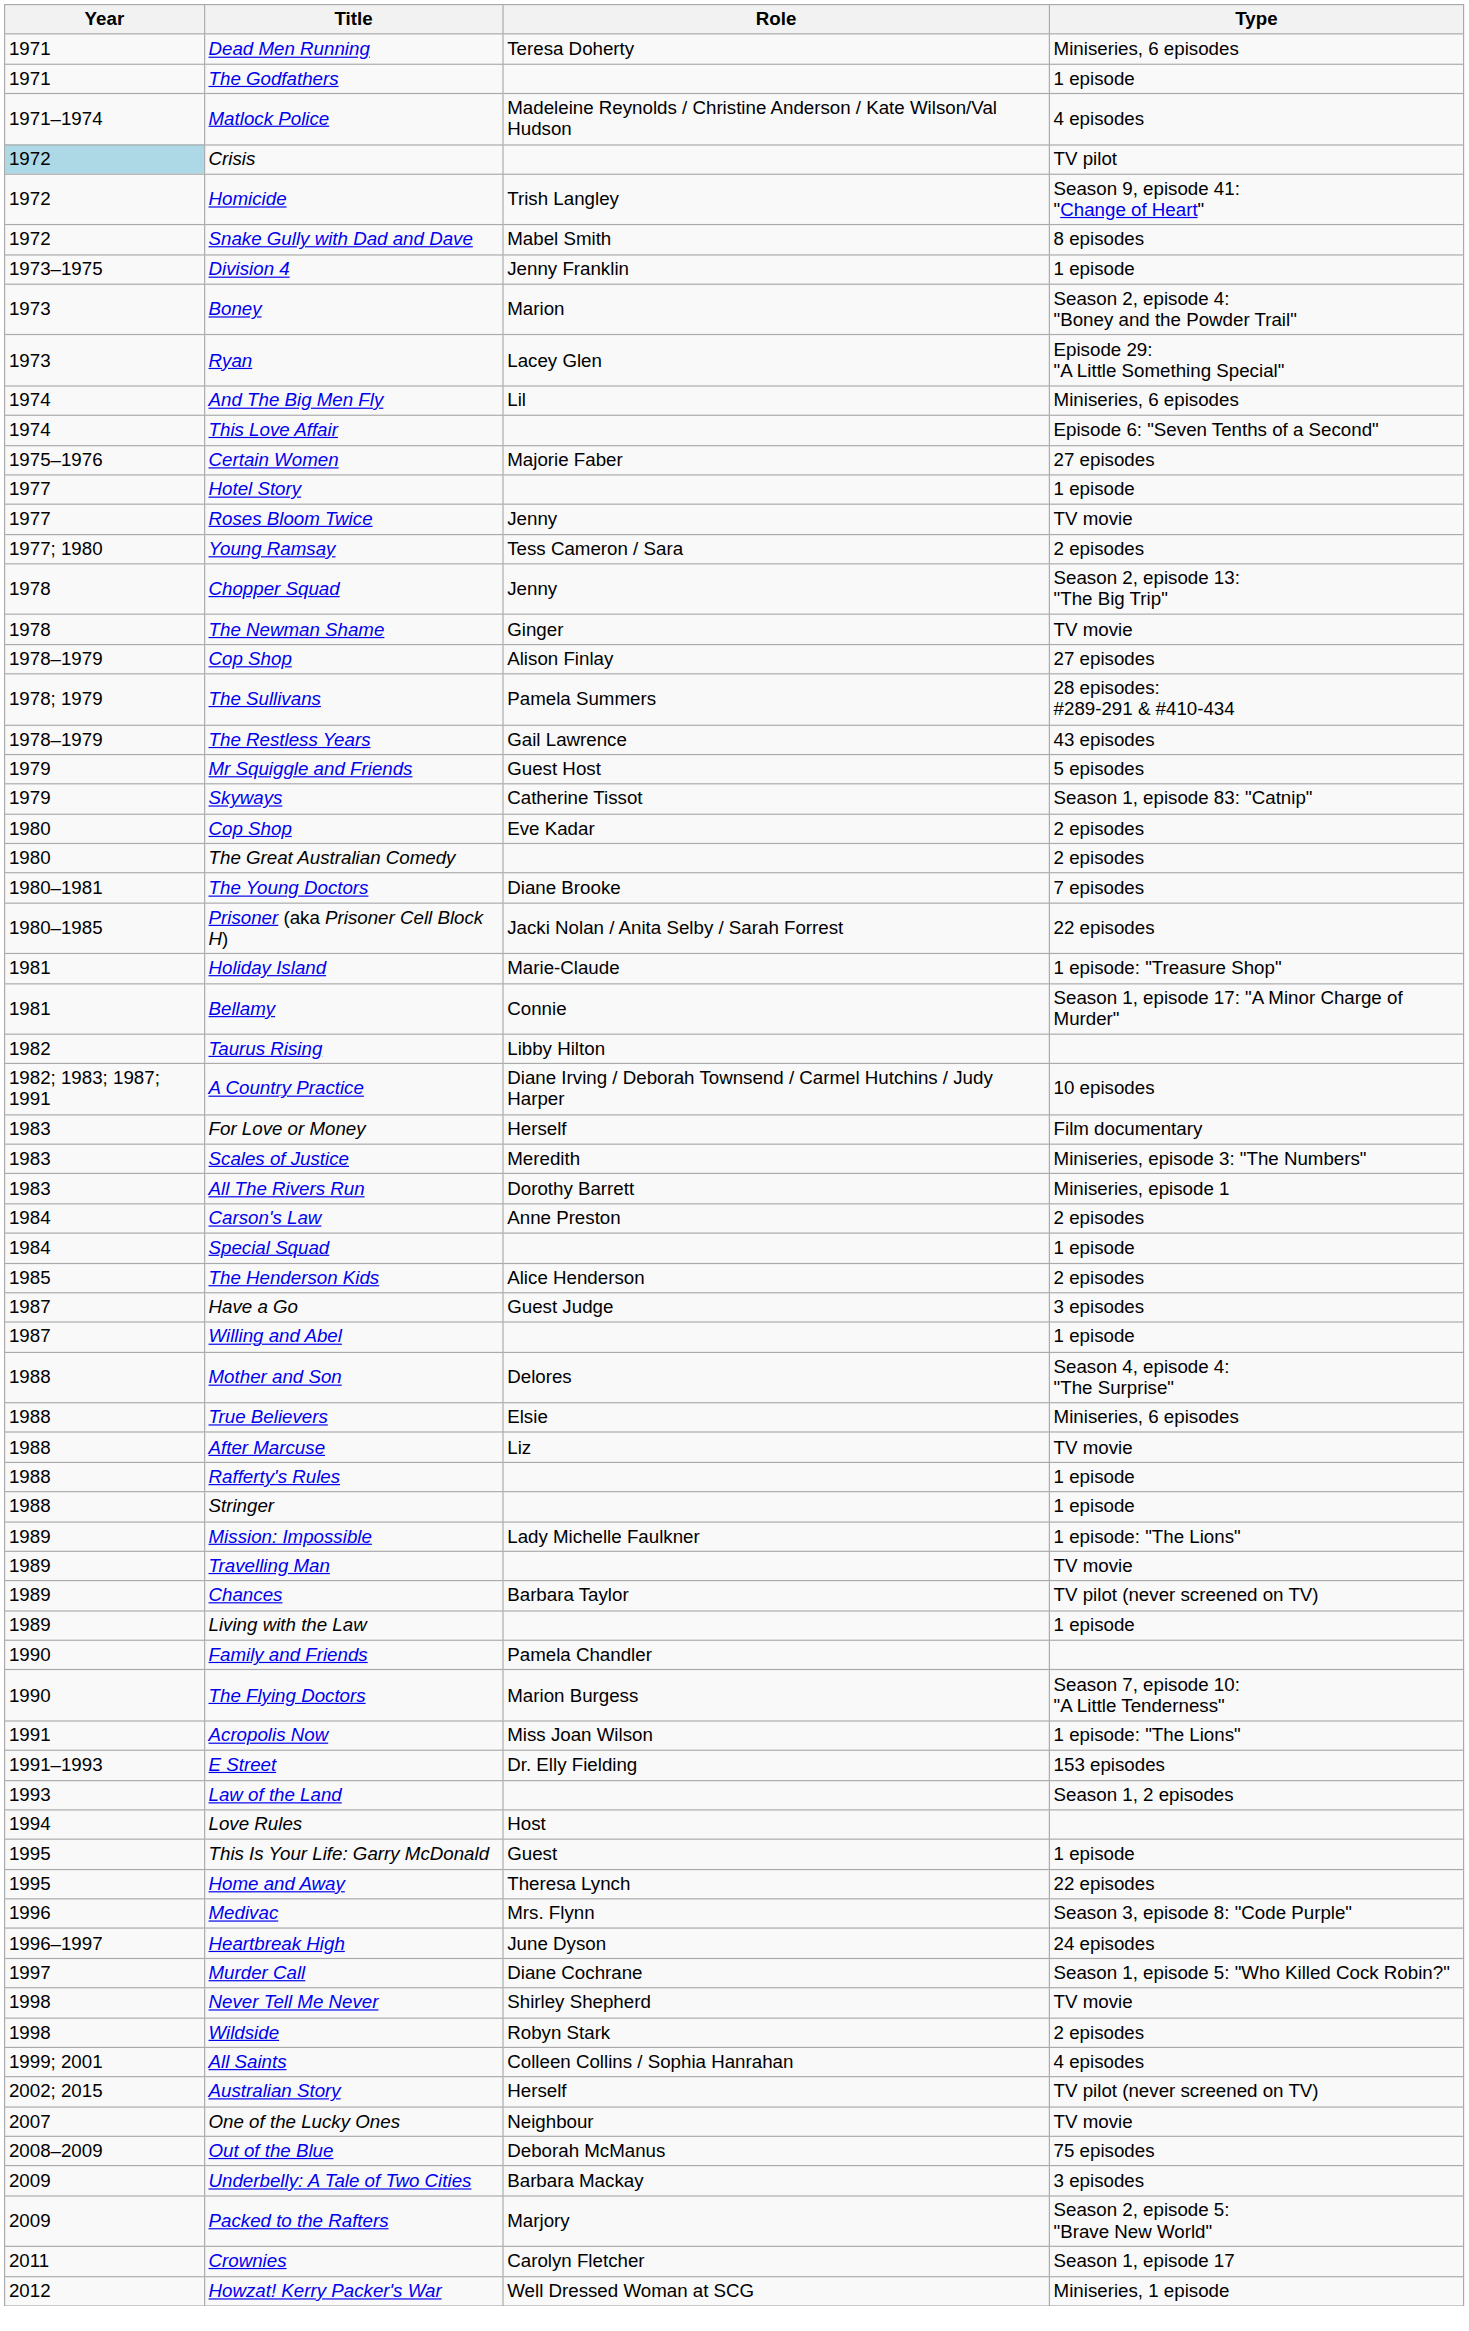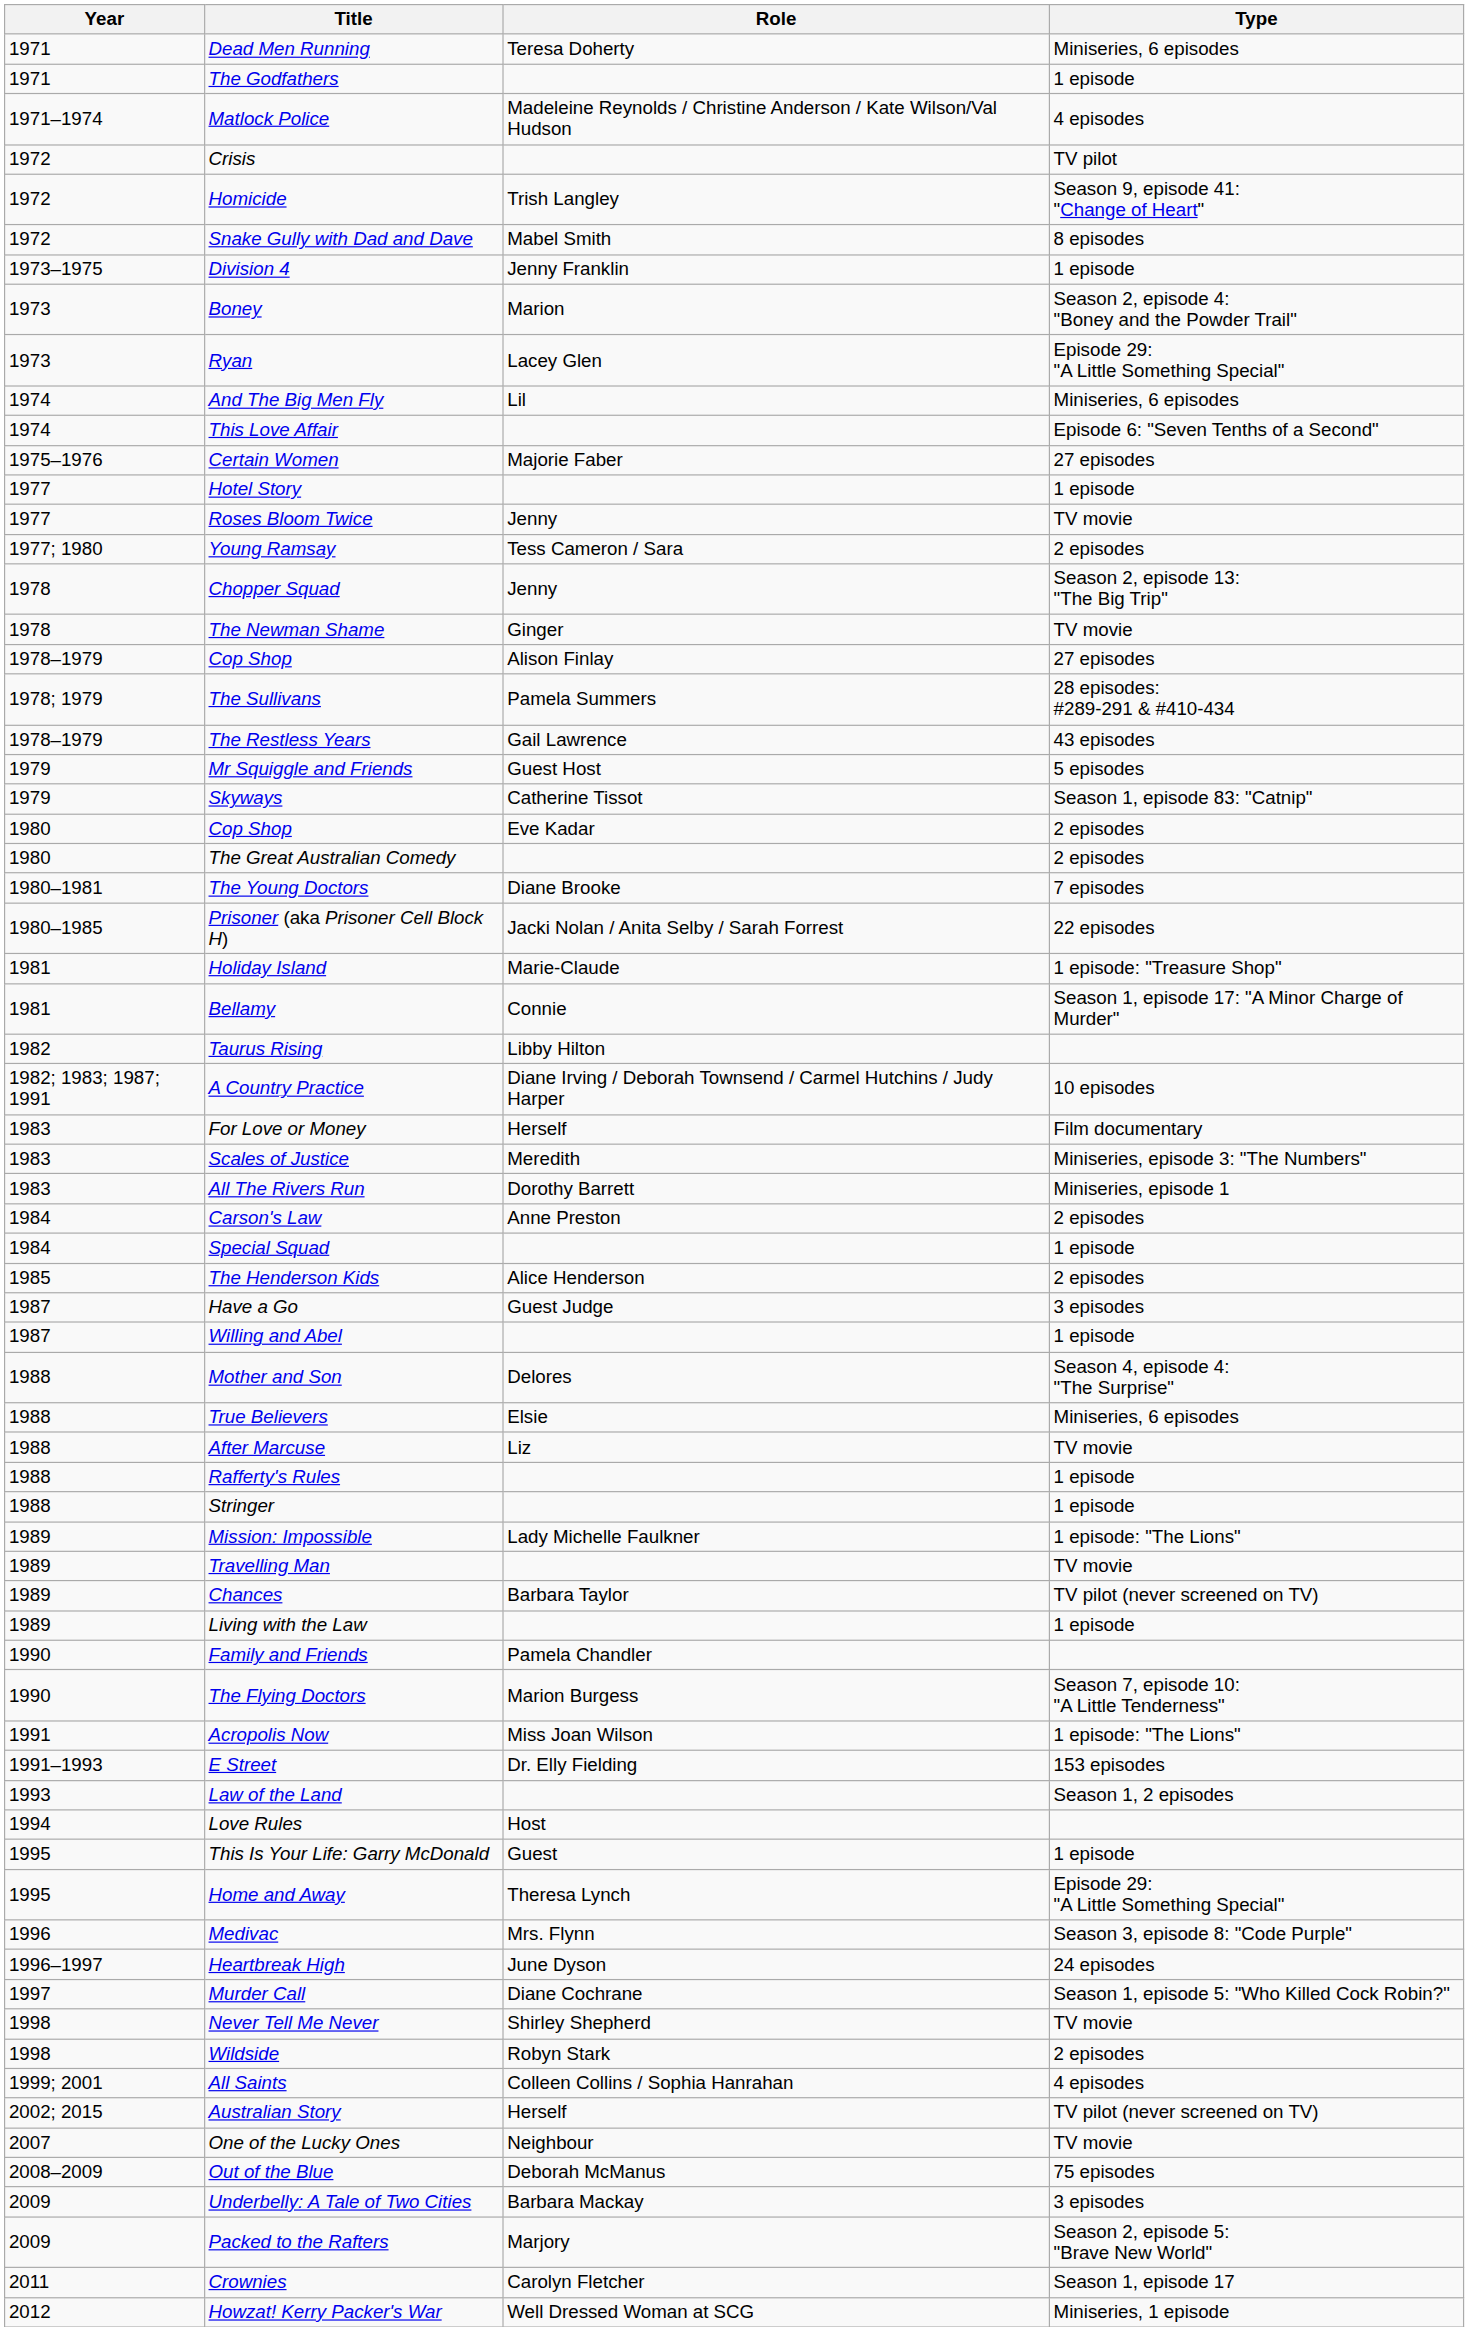(30, 159) lightblue background -> (30, 159) no background
(1104, 1883) 22 episodes -> (1169, 1894) Episode 29: "A Little Something Special"
